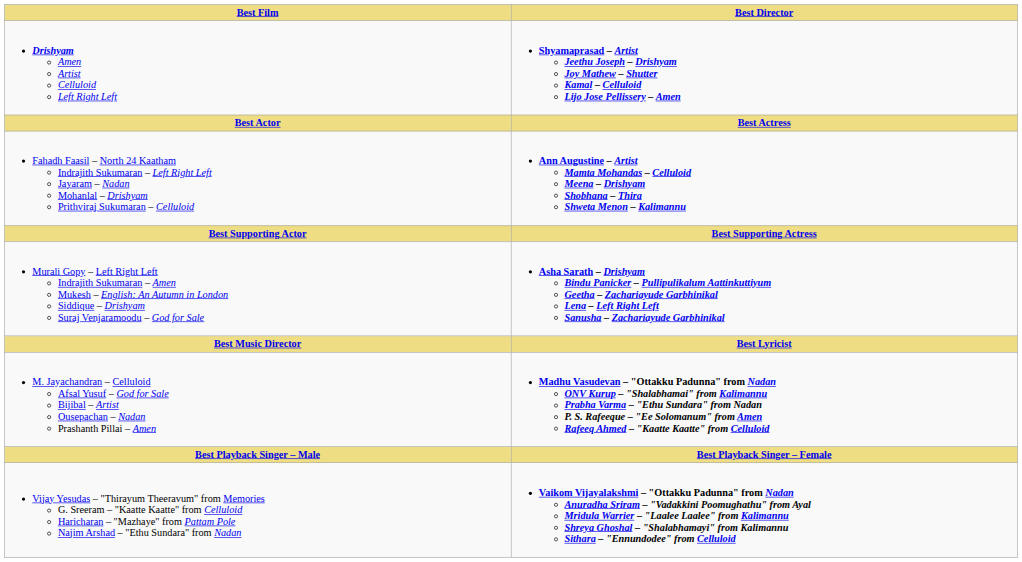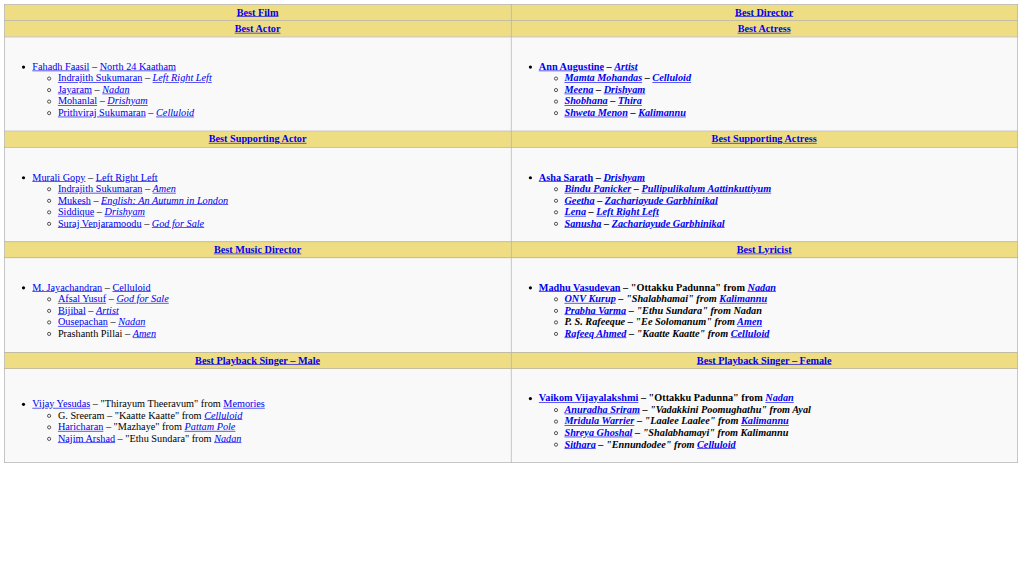- row: (258, 73)
